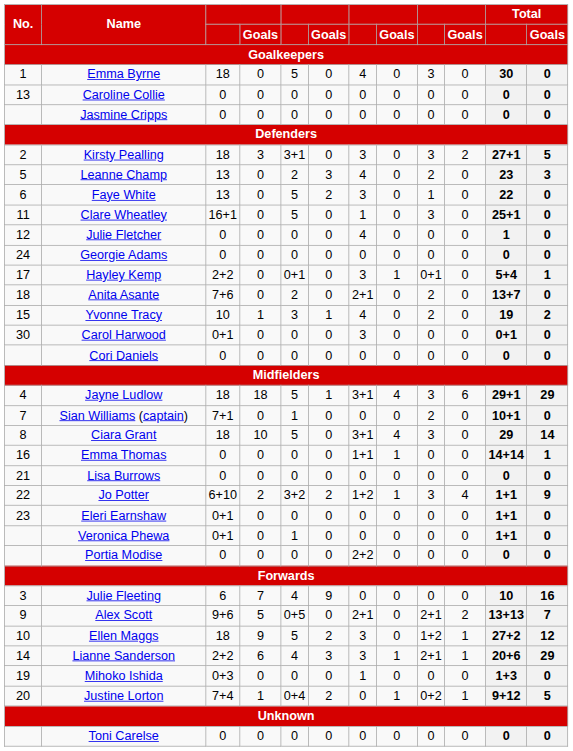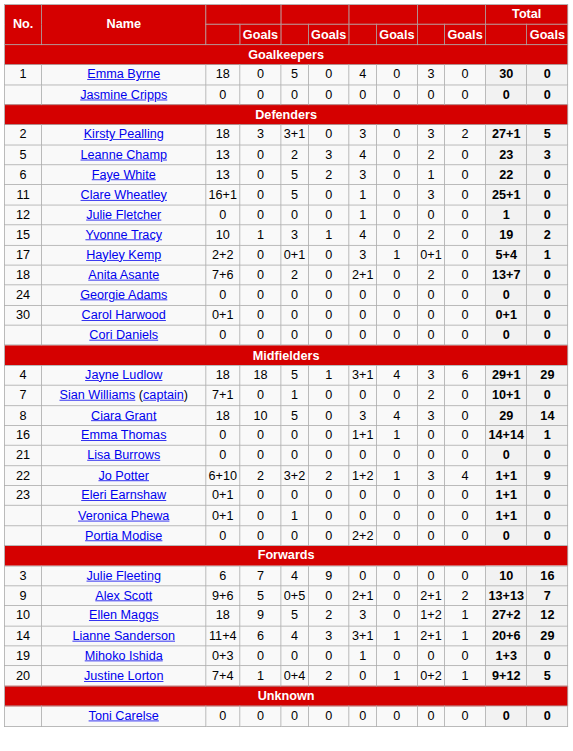- row: (124, 94)
(363, 235) 4 -> (363, 214) 1
rows swapped: (124, 315) <-> (124, 255)
(363, 335) 3 -> (363, 315) 0
(363, 435) 3+1 -> (363, 415) 3
(223, 656) 2+2 -> (223, 635) 11+4
(363, 656) 3 -> (363, 635) 3+1
